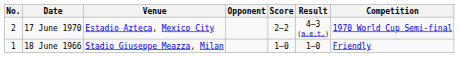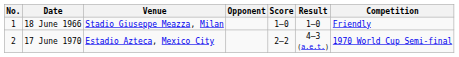rows swapped: (53, 46) <-> (53, 28)
